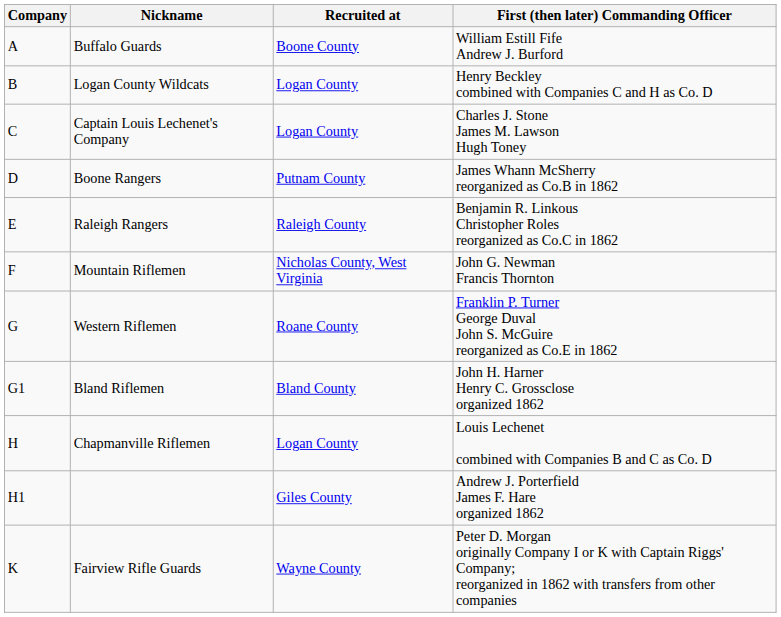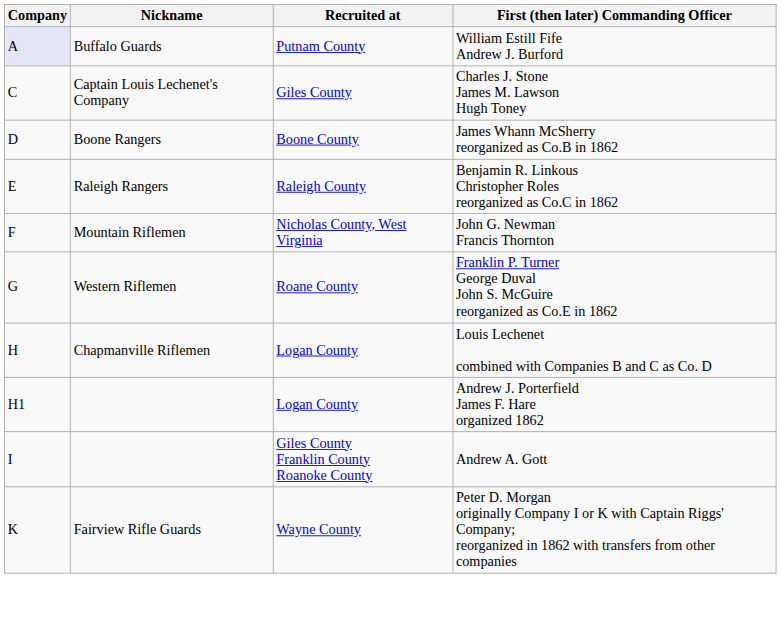(13, 46) no background -> (13, 46) lavender background
(318, 46) Boone County -> (321, 46) Putnam County
- row: (584, 84)
(317, 131) Logan County -> (314, 92) Giles County
(321, 178) Putnam County -> (318, 139) Boone County
- row: (515, 388)
(314, 497) Giles County -> (317, 404) Logan County
+ row: (502, 459)
